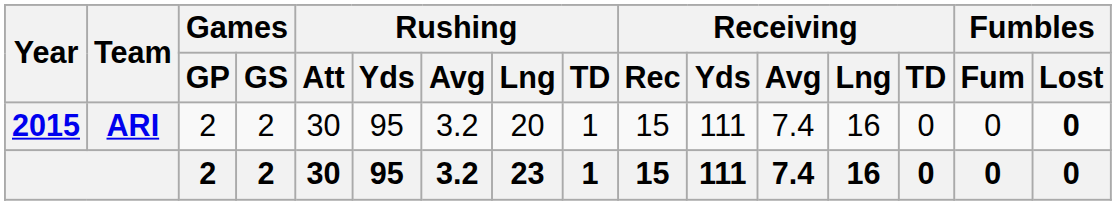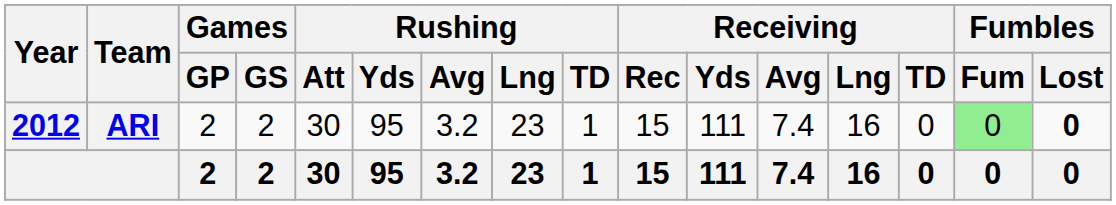(46, 125) 2015 -> (46, 125) 2012
(528, 125) 20 -> (528, 125) 23
(993, 125) no background -> (993, 125) lightgreen background
